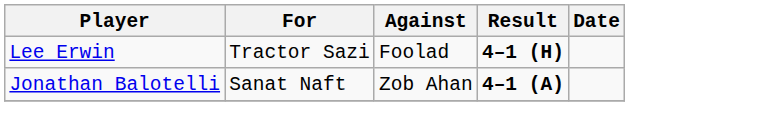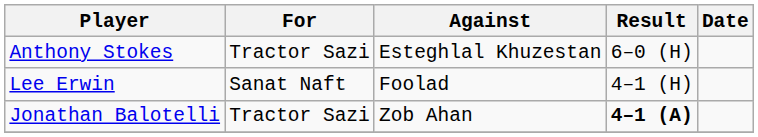+ row: (91, 52)
(300, 52) Tractor Sazi -> (288, 84) Sanat Naft
(523, 52) bold -> (652, 84) normal
(288, 84) Sanat Naft -> (300, 116) Tractor Sazi
